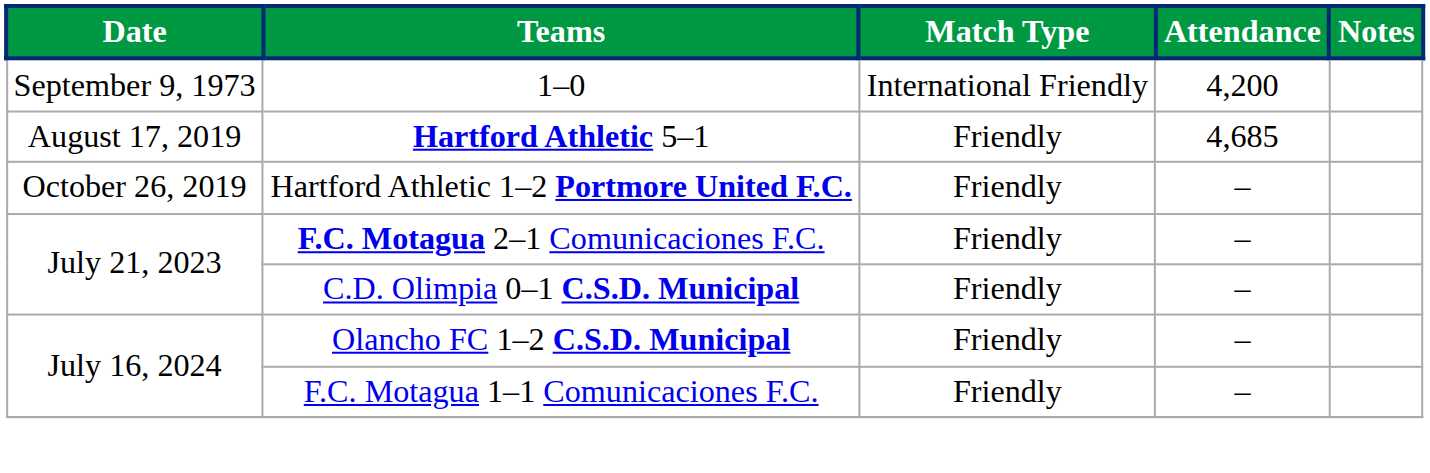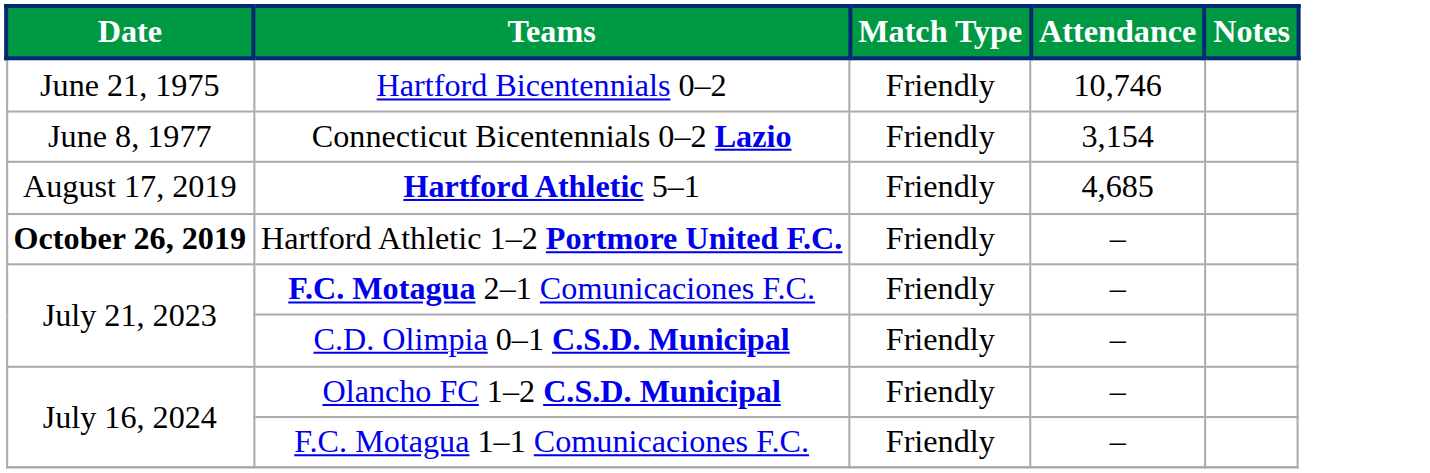- row: (561, 85)
+ row: (552, 85)
+ row: (552, 136)
(135, 187) normal -> (130, 238) bold
